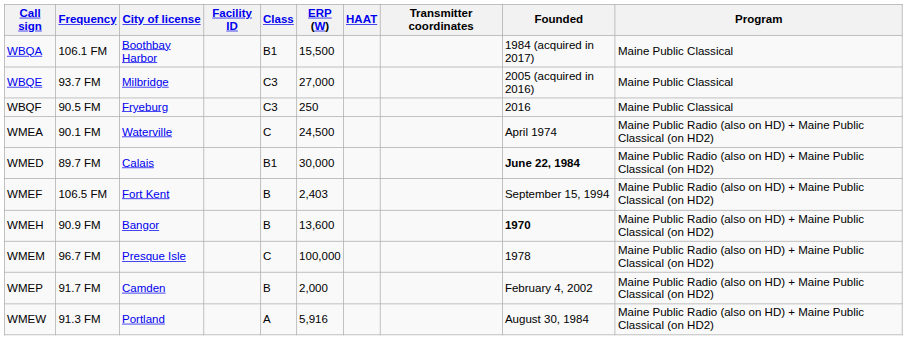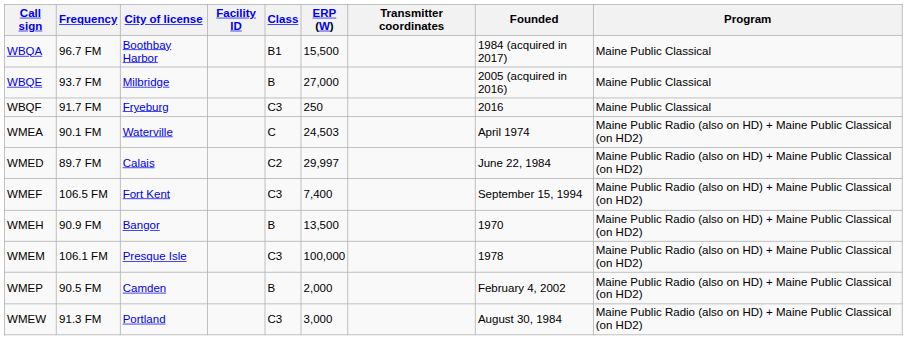- column: (362, 20)
(83, 51) 106.1 FM -> (80, 51) 96.7 FM
(270, 82) C3 -> (271, 82) B
(80, 107) 90.5 FM -> (80, 107) 91.7 FM
(317, 132) 24,500 -> (321, 132) 24,503
(270, 163) B1 -> (275, 163) C2
(317, 163) 30,000 -> (321, 163) 29,997
(542, 163) bold -> (514, 163) normal
(267, 194) B -> (275, 194) C3
(314, 194) 2,403 -> (318, 194) 7,400
(317, 225) 13,600 -> (321, 225) 13,500
(518, 225) bold -> (491, 225) normal
(80, 256) 96.7 FM -> (83, 256) 106.1 FM
(267, 256) C -> (275, 256) C3
(80, 288) 91.7 FM -> (80, 288) 90.5 FM
(267, 319) A -> (275, 319) C3
(314, 319) 5,916 -> (318, 319) 3,000
